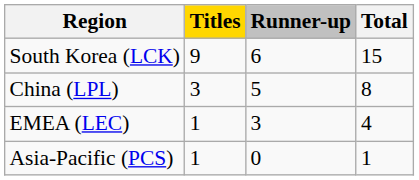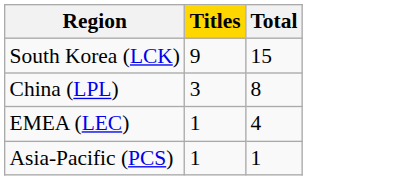- column: (301, 21)
